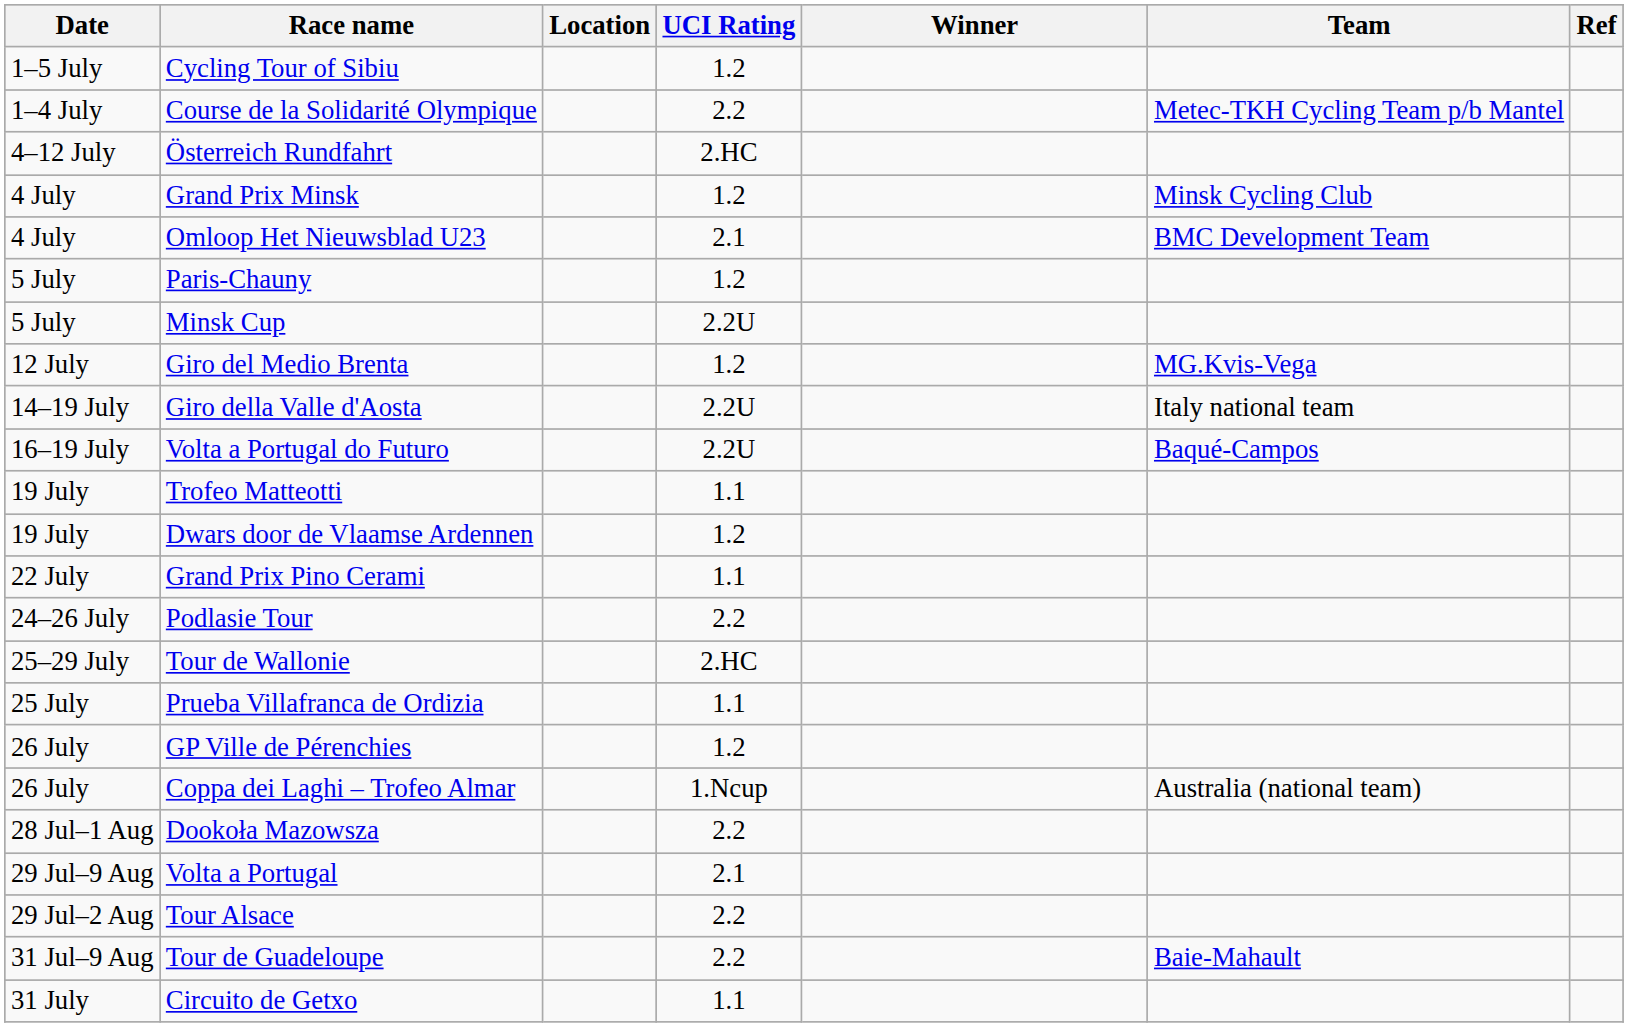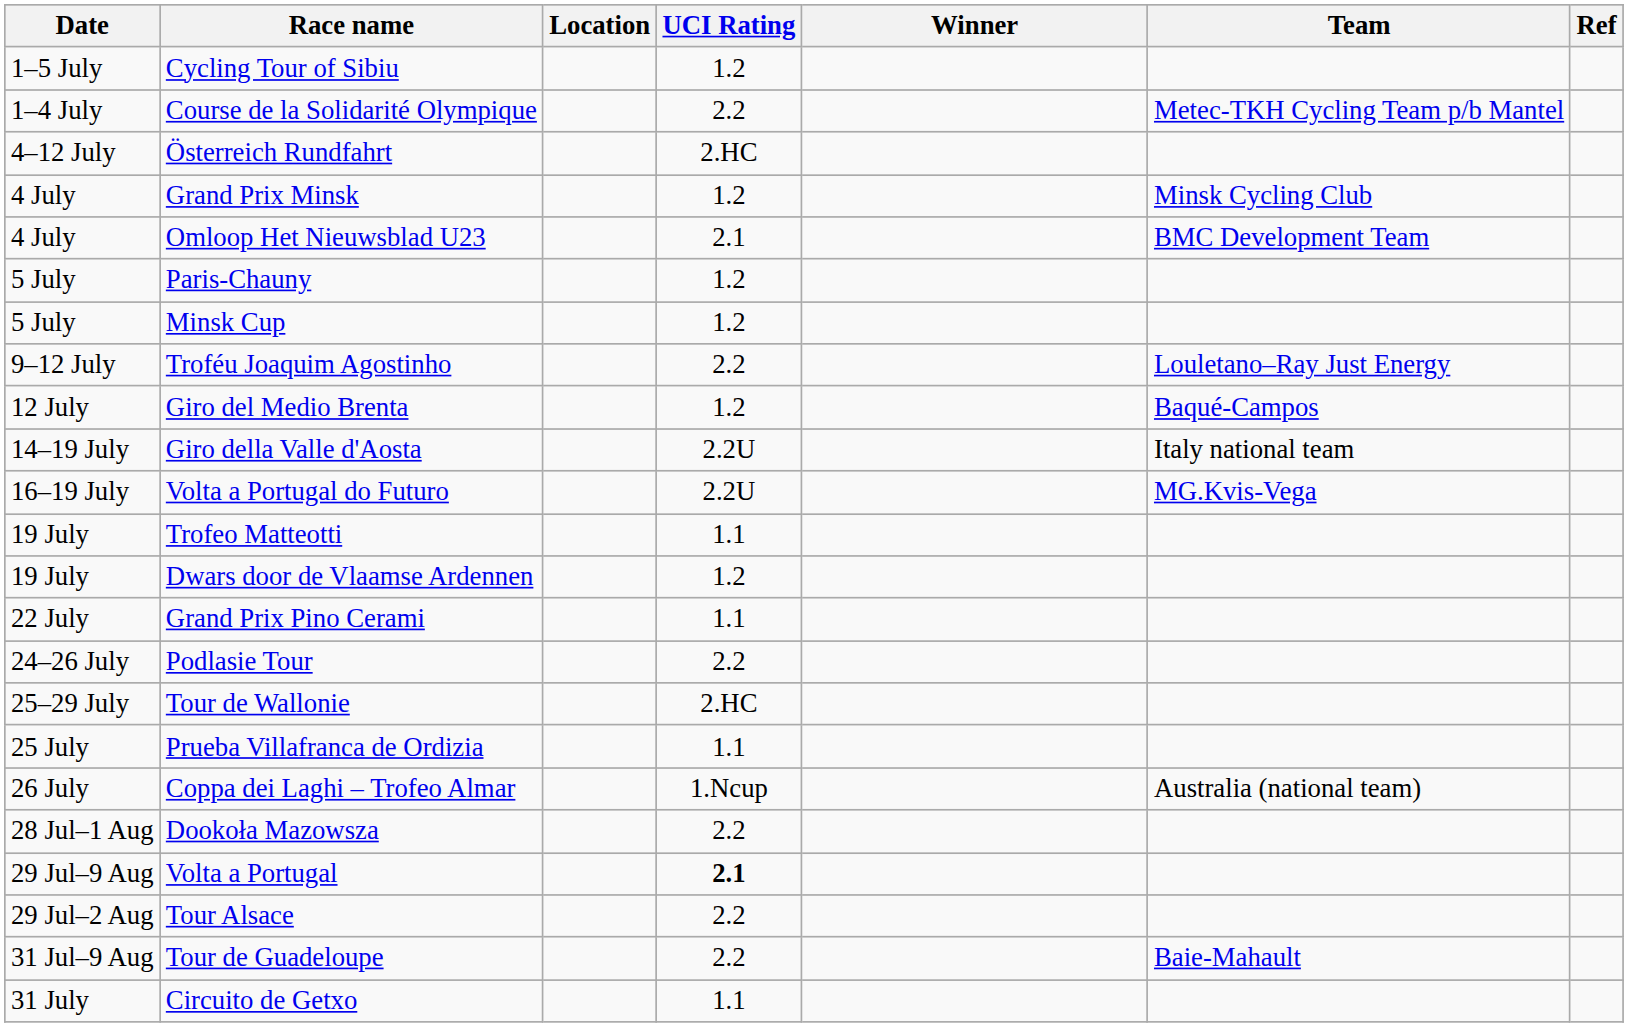(729, 322) 2.2U -> (729, 322) 1.2
+ row: (309, 364)
(1235, 364) MG.Kvis-Vega -> (1236, 407) Baqué-Campos
(1236, 449) Baqué-Campos -> (1235, 491) MG.Kvis-Vega
- row: (289, 746)
(729, 873) normal -> (729, 873) bold
